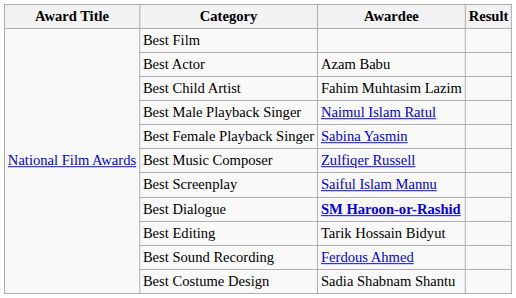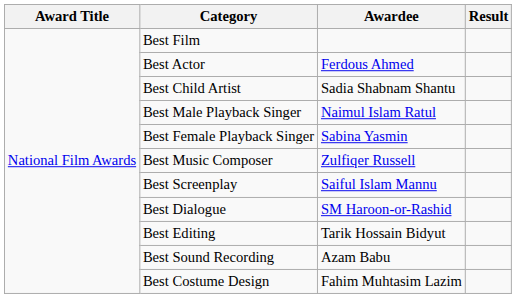(356, 64) Azam Babu -> (367, 64) Ferdous Ahmed
(391, 88) Fahim Muhtasim Lazim -> (388, 88) Sadia Shabnam Shantu
(391, 209) bold -> (386, 209) normal
(367, 257) Ferdous Ahmed -> (356, 257) Azam Babu
(388, 281) Sadia Shabnam Shantu -> (391, 281) Fahim Muhtasim Lazim
